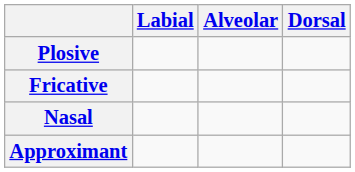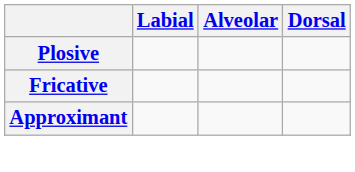- row: (68, 118)
